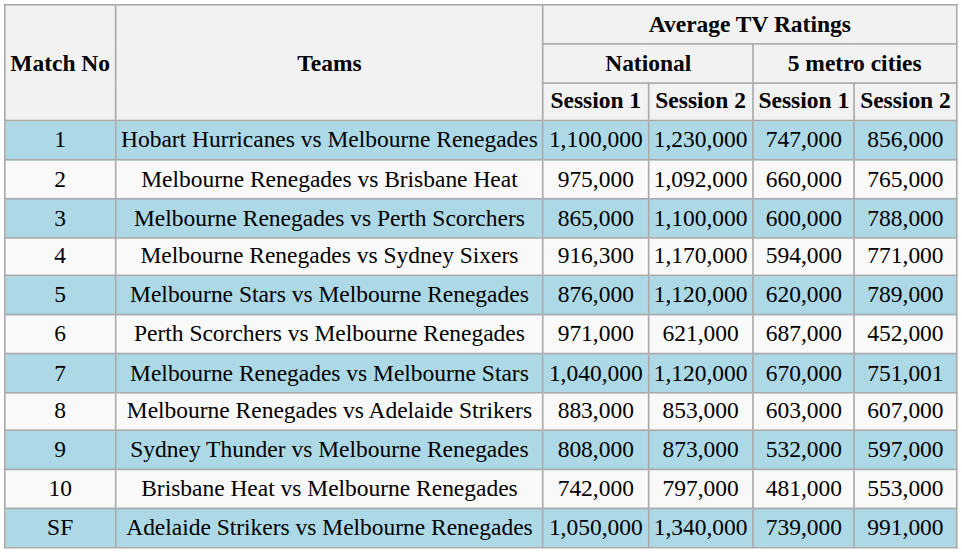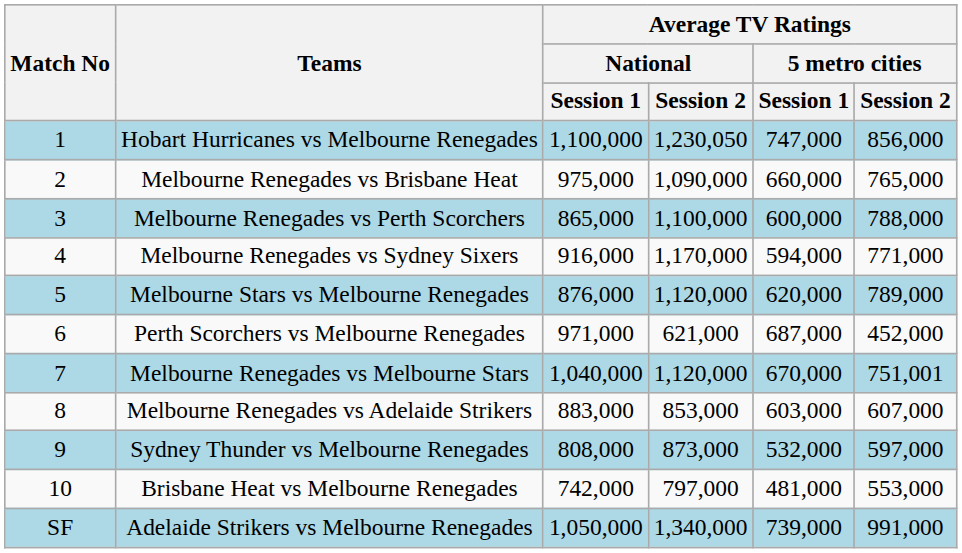(701, 140) 1,230,000 -> (701, 140) 1,230,050
(701, 179) 1,092,000 -> (701, 179) 1,090,000
(596, 256) 916,300 -> (596, 256) 916,000
